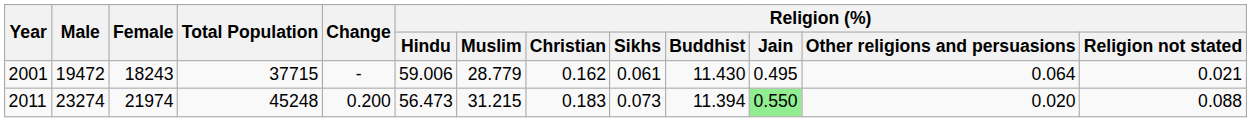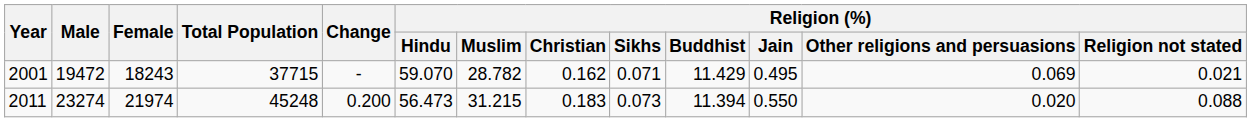(426, 74) 59.006 -> (426, 74) 59.070
(495, 74) 28.779 -> (495, 74) 28.782
(639, 74) 0.061 -> (639, 74) 0.071
(719, 74) 11.430 -> (719, 74) 11.429
(1054, 74) 0.064 -> (1054, 74) 0.069
(776, 102) lightgreen background -> (776, 102) no background
